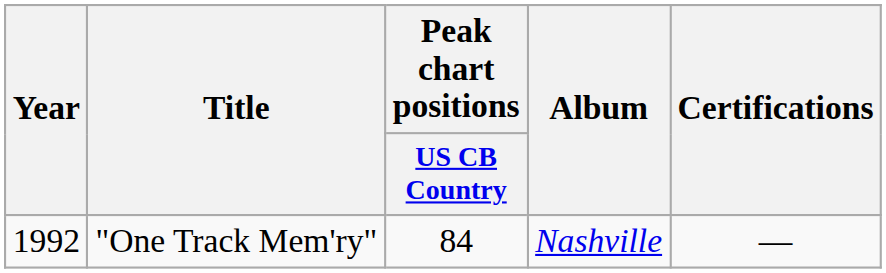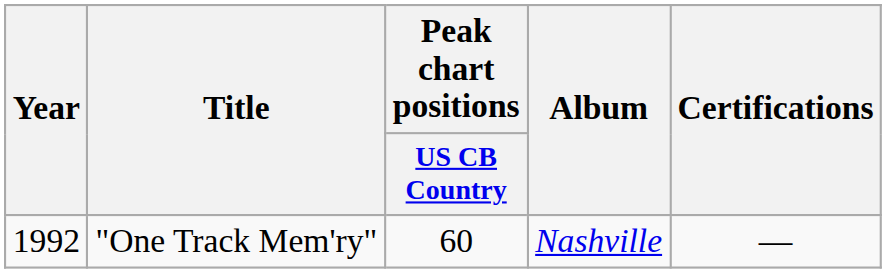(456, 240) 84 -> (456, 240) 60
